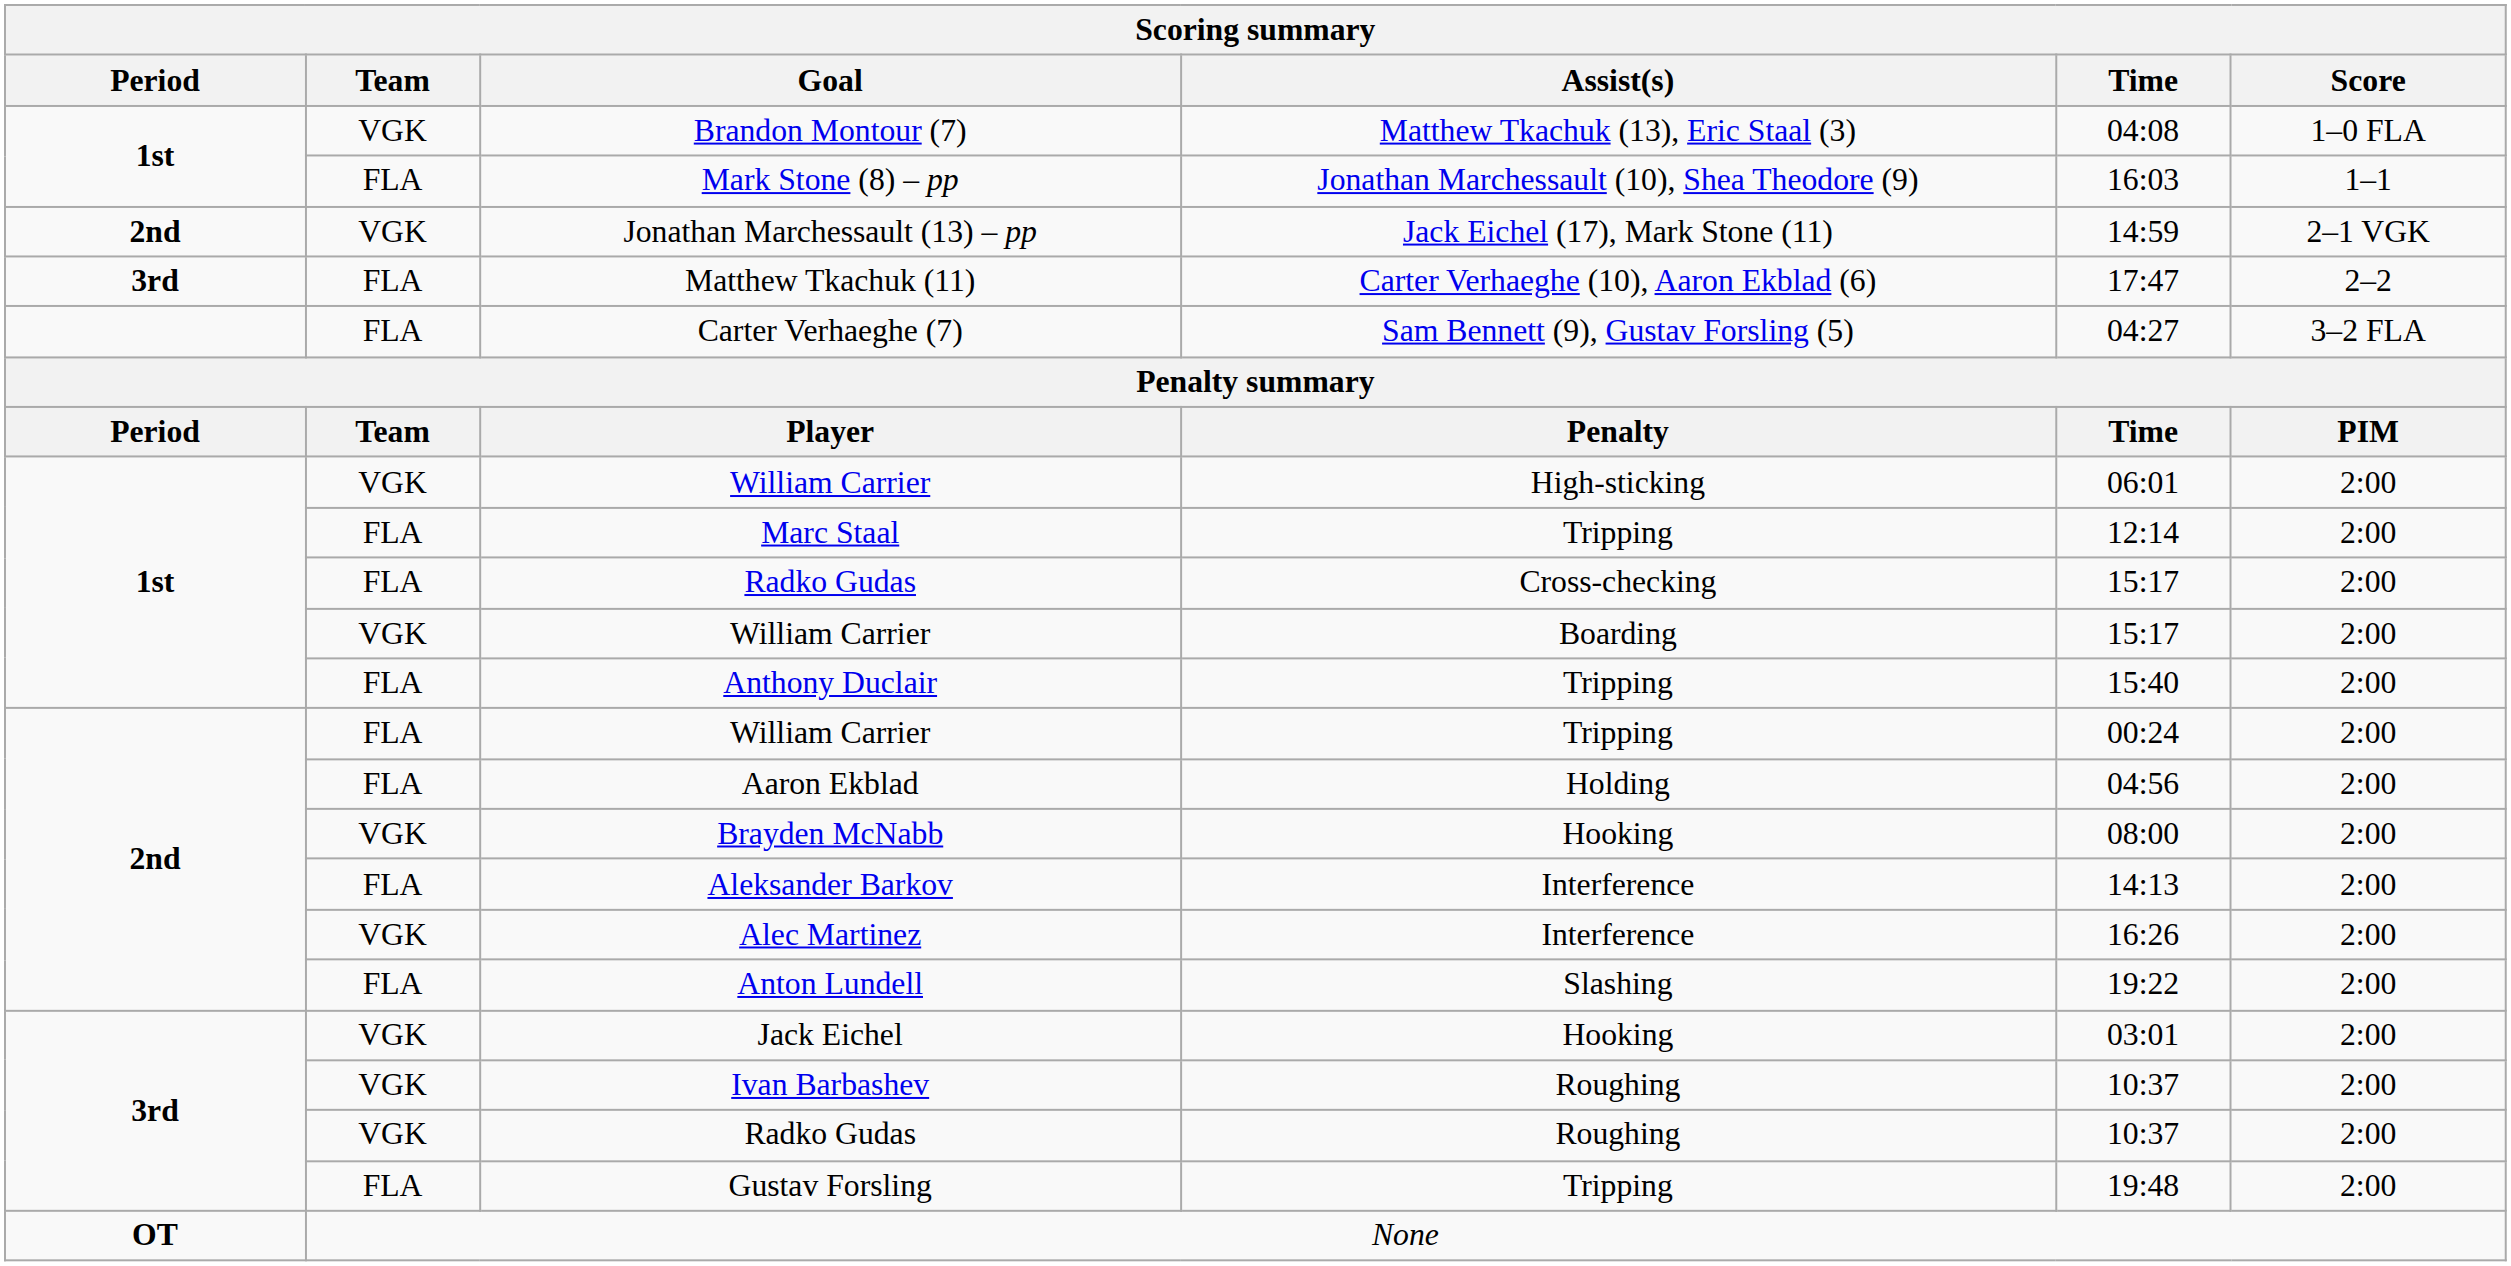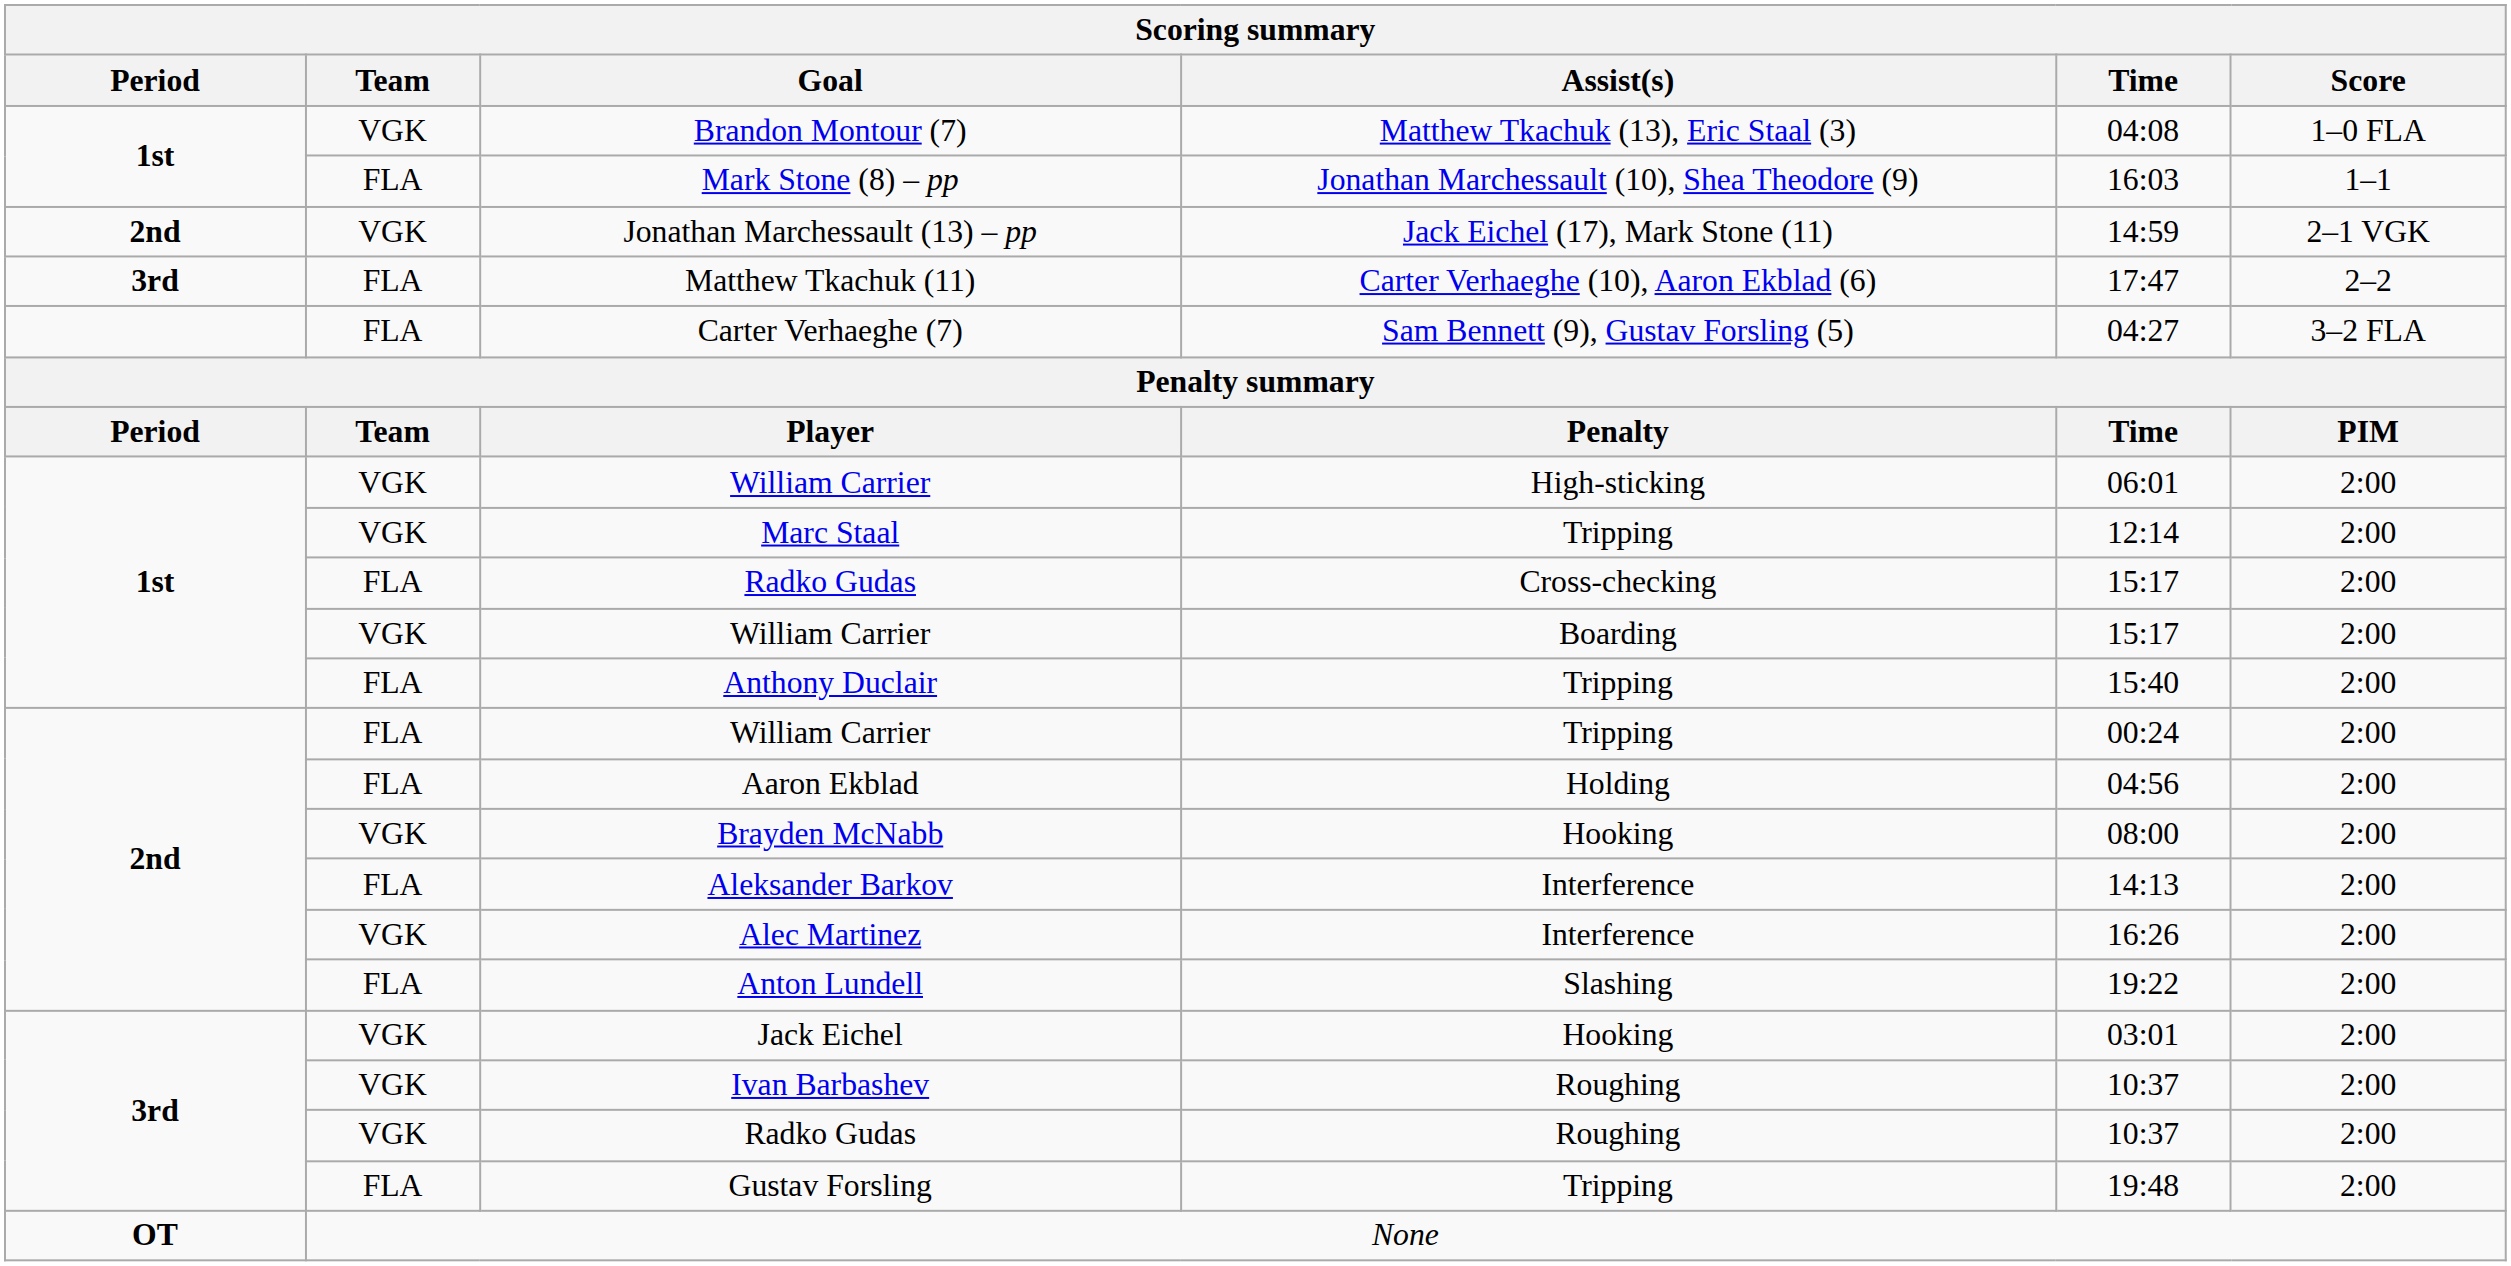(393, 532) FLA -> (393, 532) VGK
